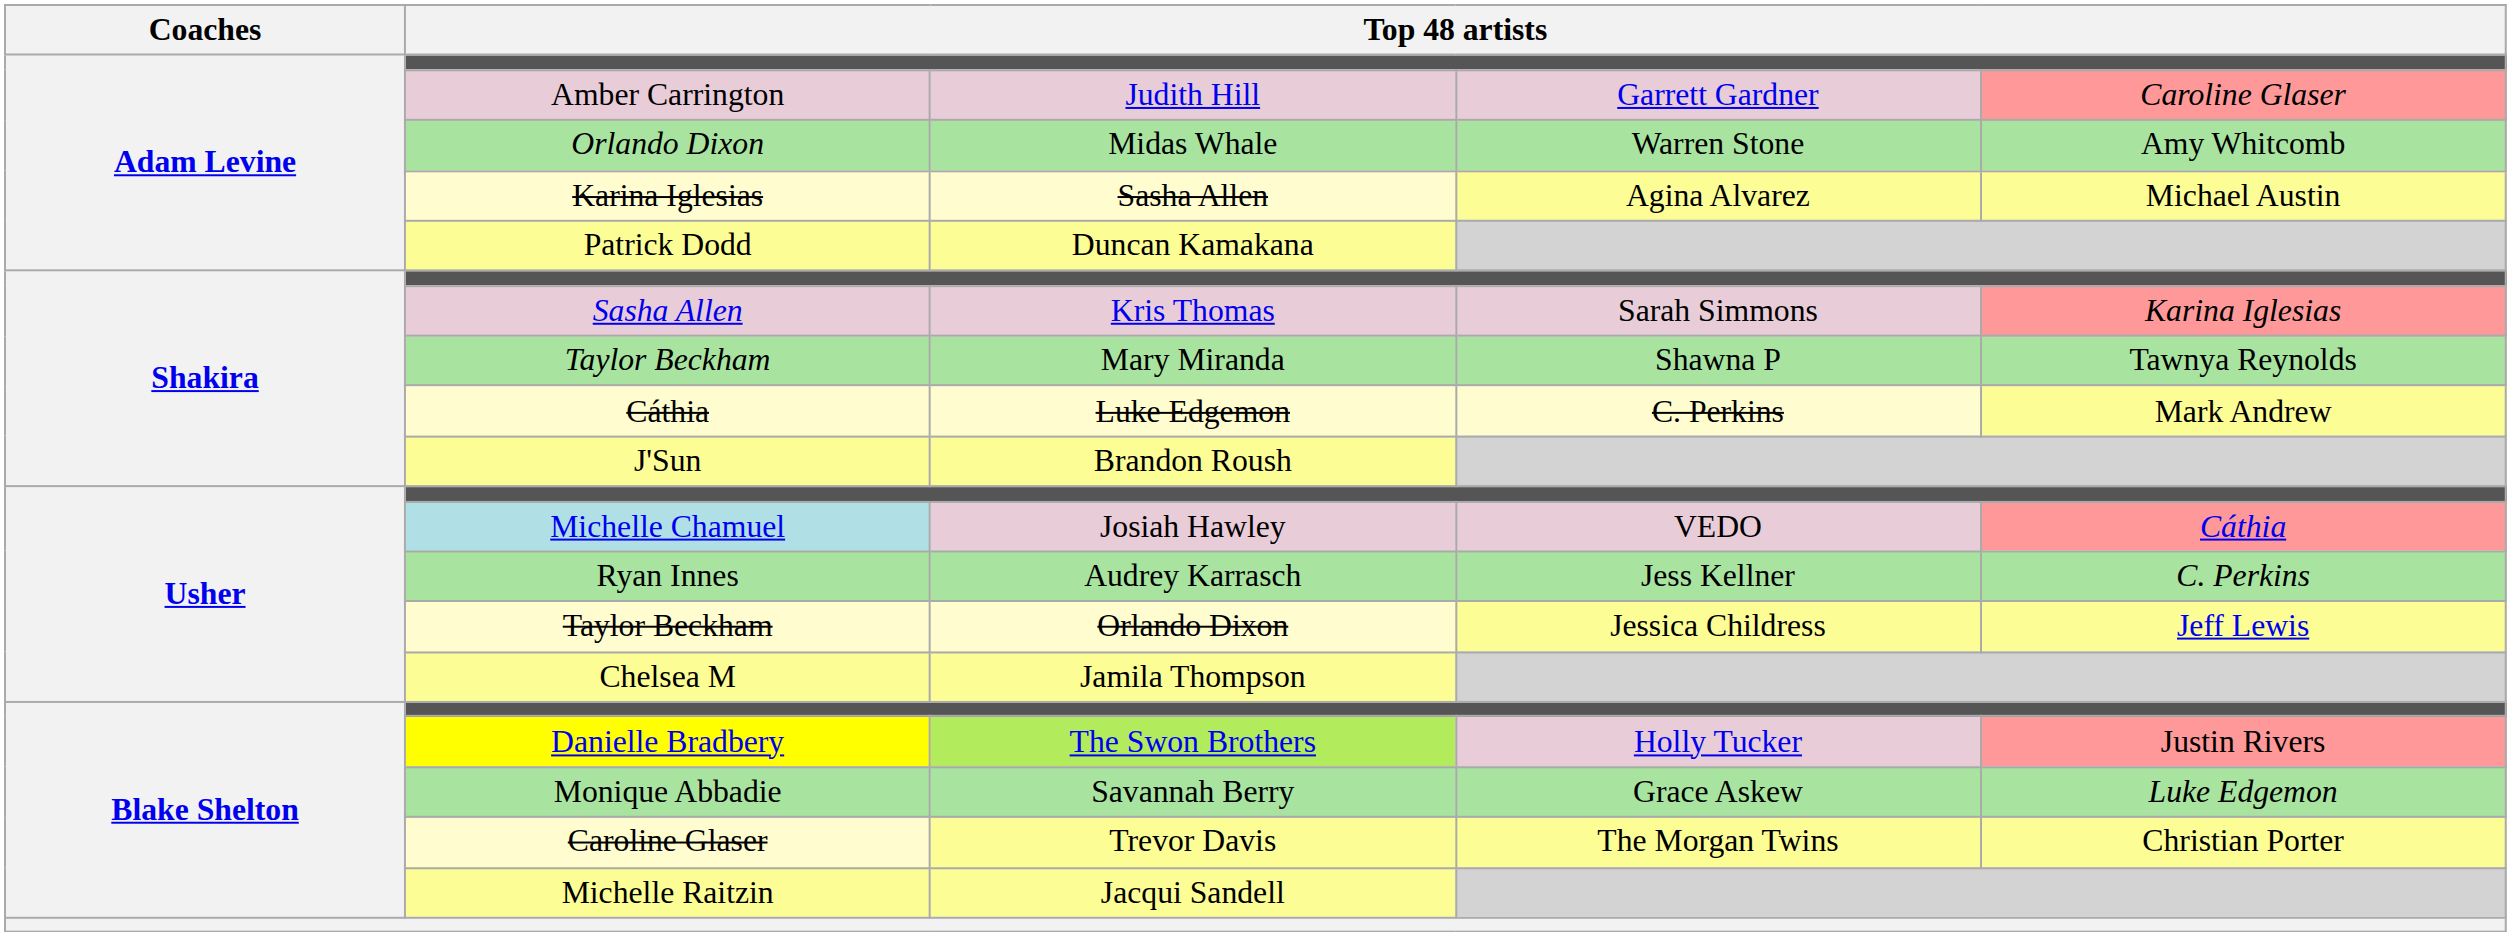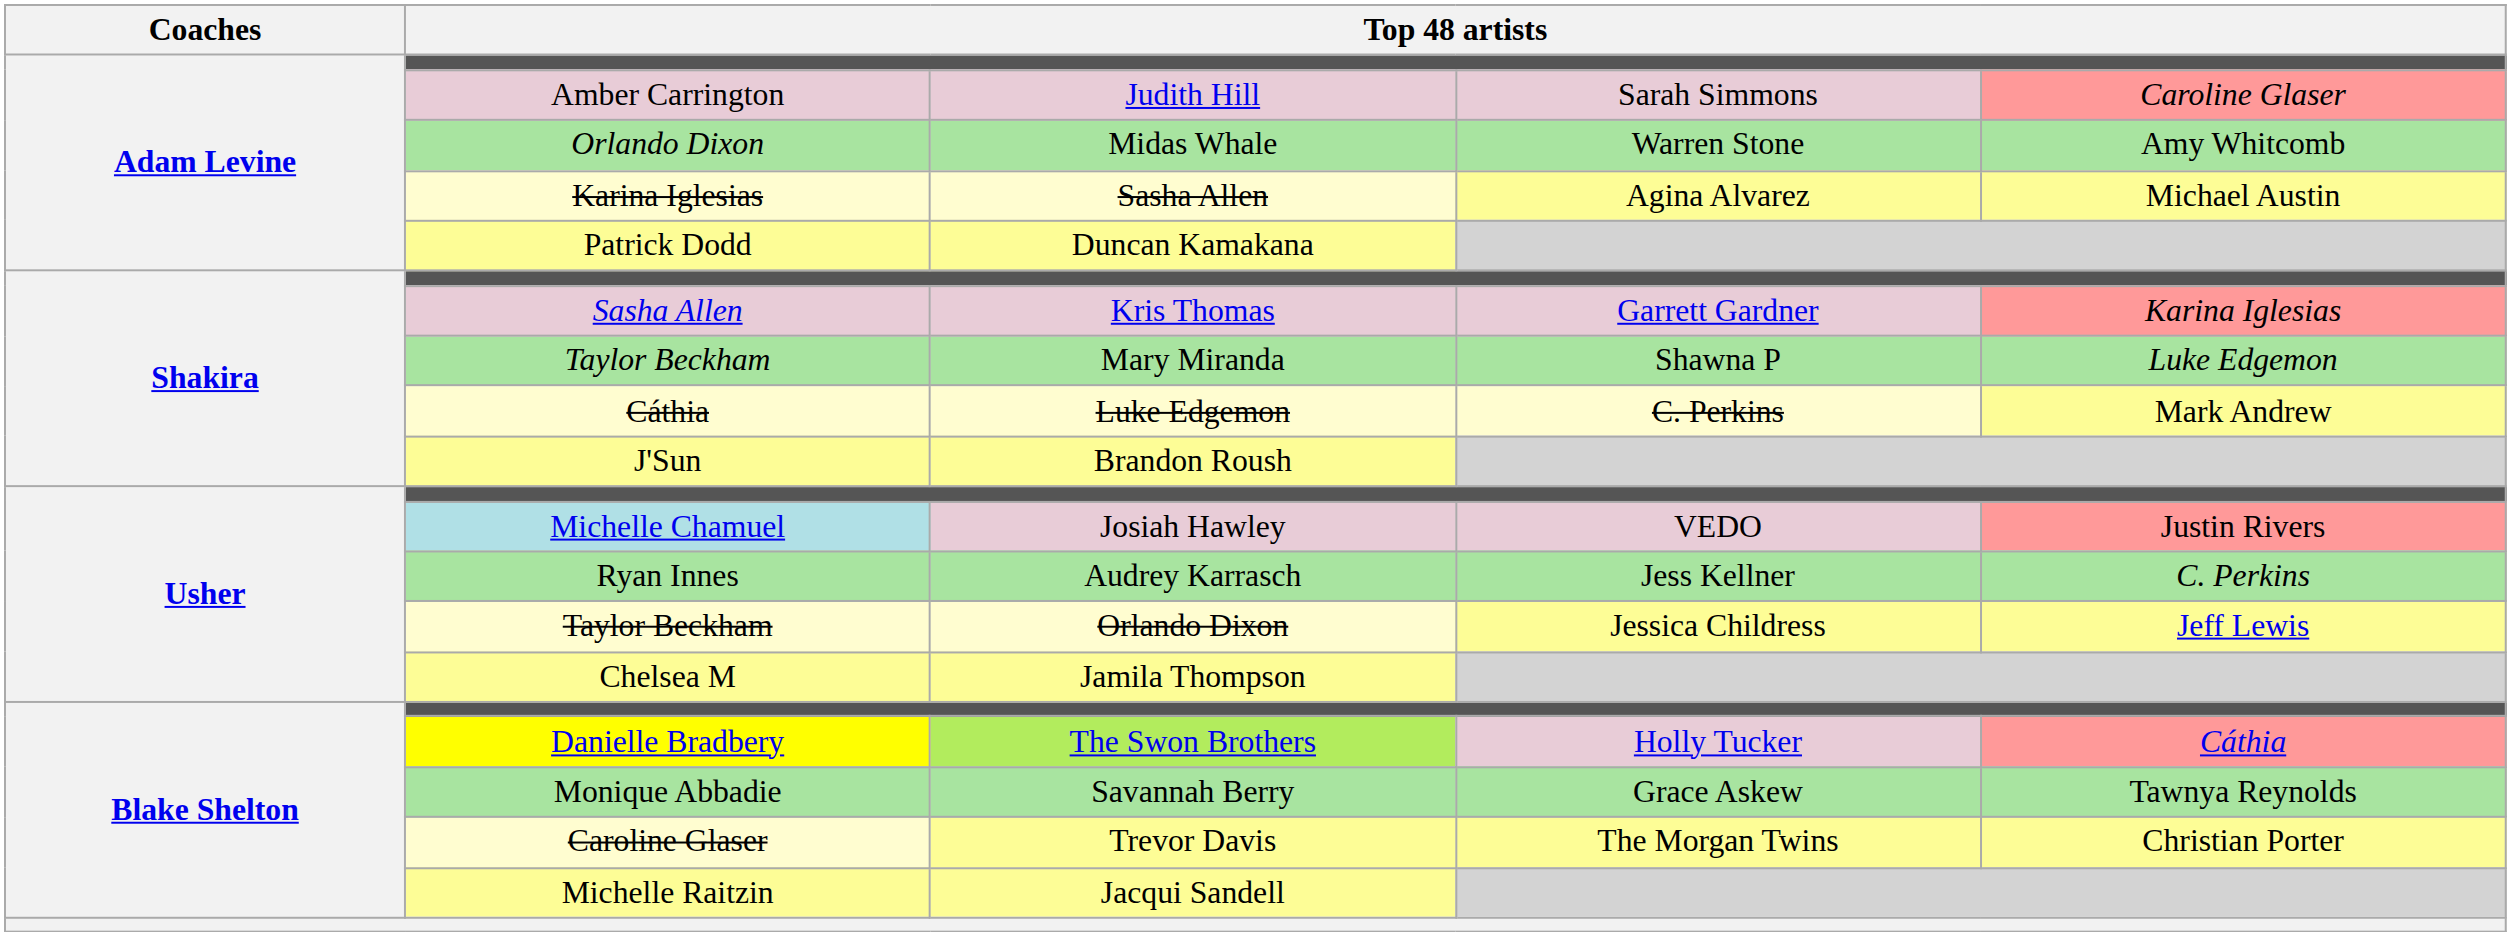(1718, 94) Garrett Gardner -> (1718, 94) Sarah Simmons
(1718, 310) Sarah Simmons -> (1718, 310) Garrett Gardner
(2243, 360) Tawnya Reynolds -> (2243, 360) Luke Edgemon
(2243, 525) Cáthia -> (2243, 525) Justin Rivers
(2243, 741) Justin Rivers -> (2243, 741) Cáthia
(2243, 791) Luke Edgemon -> (2243, 791) Tawnya Reynolds
